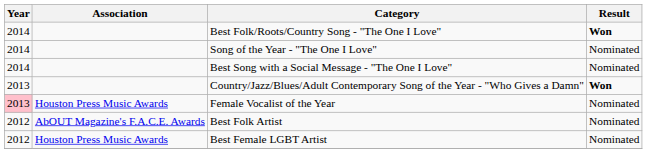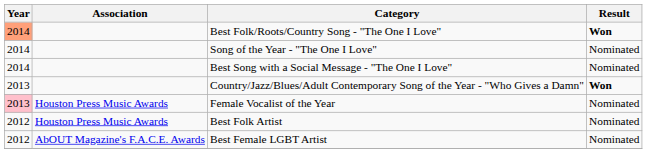(18, 31) no background -> (18, 31) lightsalmon background
(120, 121) AbOUT Magazine's F.A.C.E. Awards -> (101, 121) Houston Press Music Awards
(101, 139) Houston Press Music Awards -> (120, 139) AbOUT Magazine's F.A.C.E. Awards
